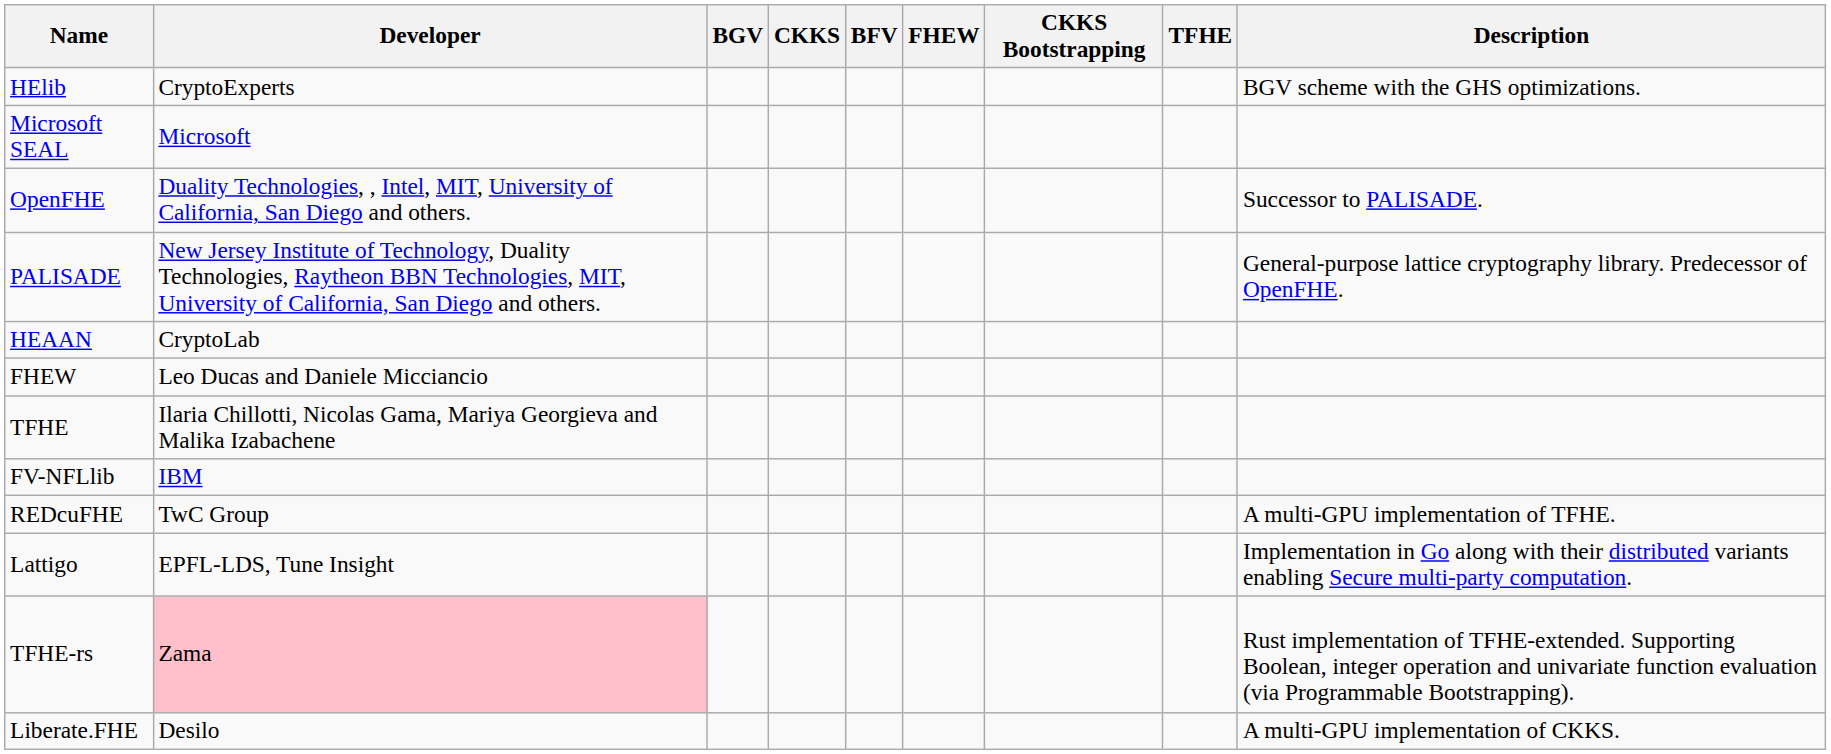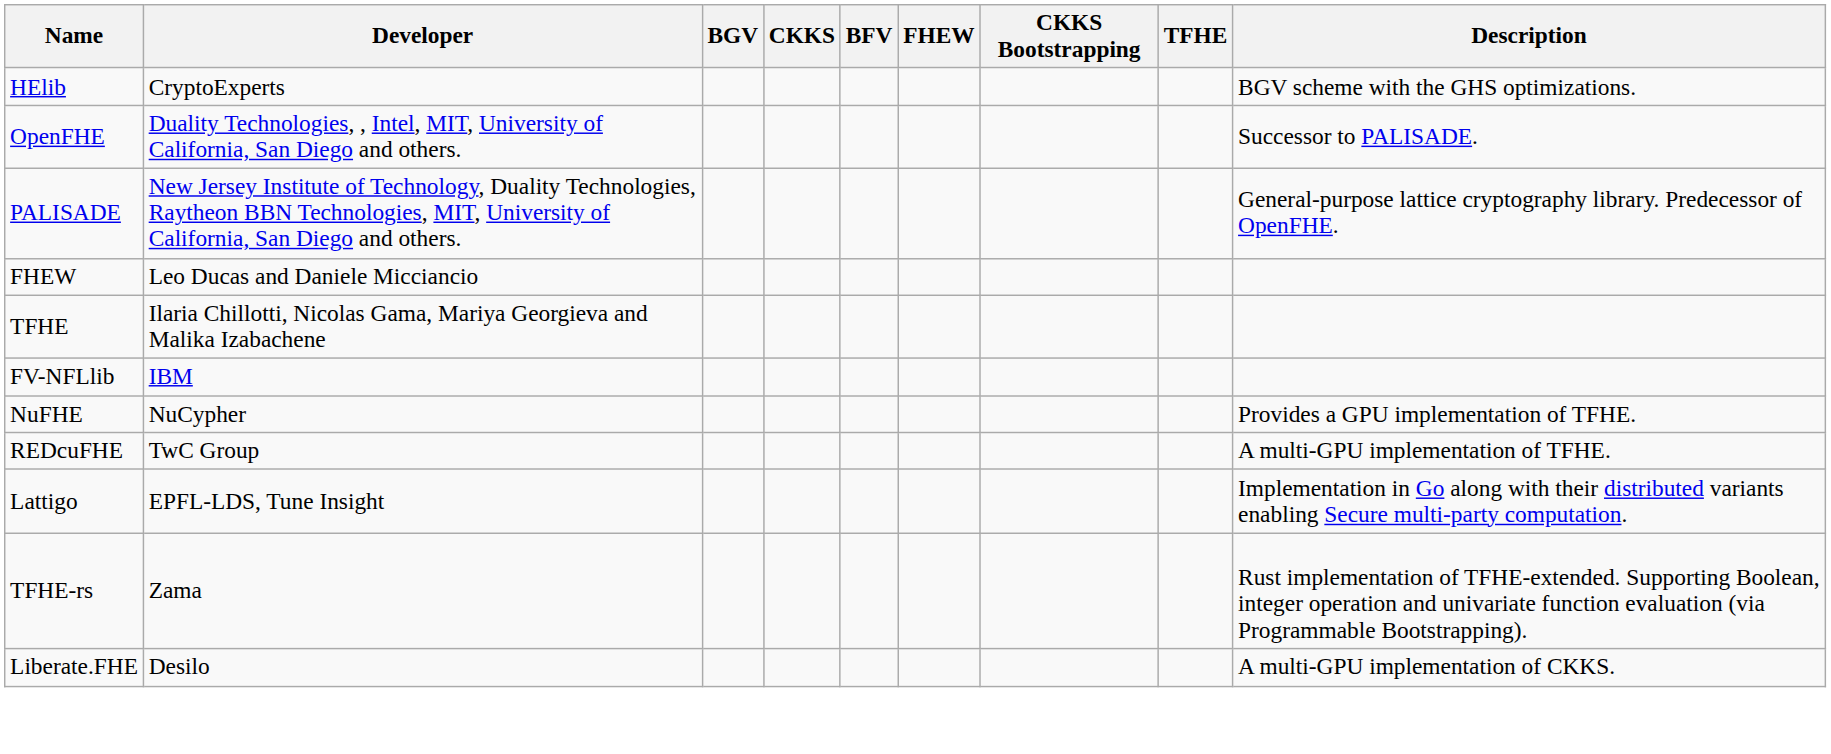- row: (56, 136)
- row: (51, 339)
+ row: (46, 413)
(185, 653) pink background -> (175, 590) no background
